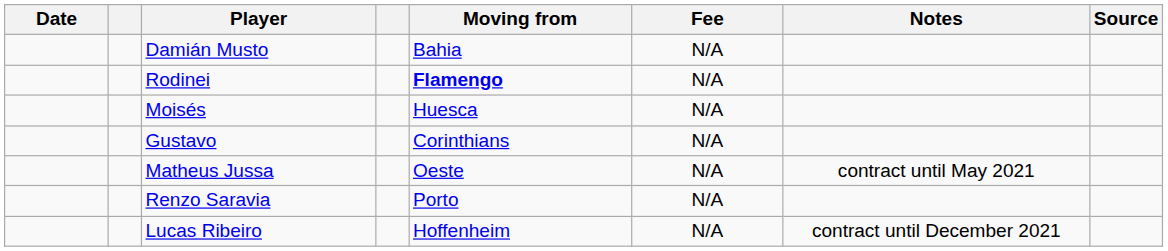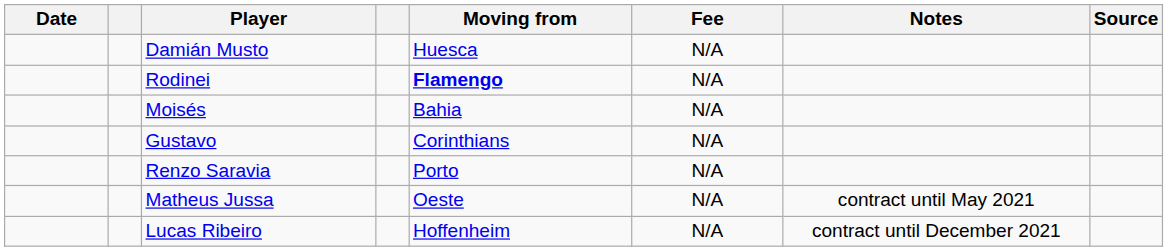(437, 49) Bahia -> (445, 49) Huesca
(445, 110) Huesca -> (437, 110) Bahia
rows swapped: (208, 200) <-> (210, 170)
